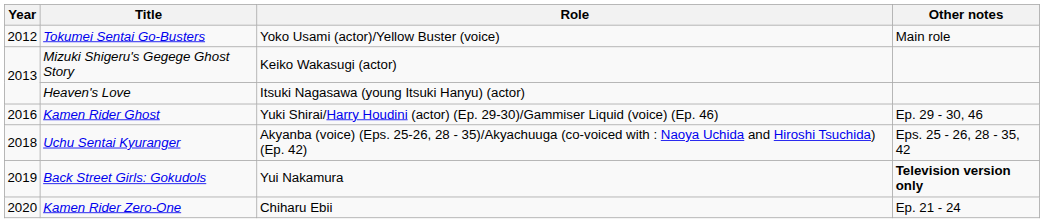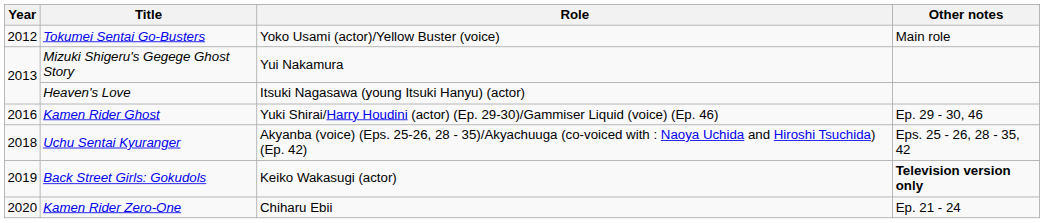(328, 64) Keiko Wakasugi (actor) -> (302, 64) Yui Nakamura
(302, 178) Yui Nakamura -> (328, 178) Keiko Wakasugi (actor)
